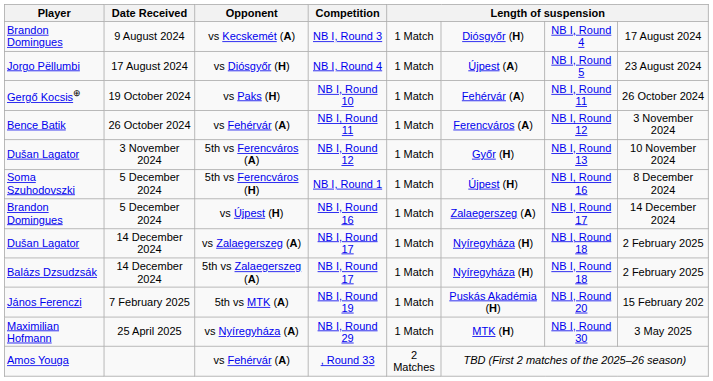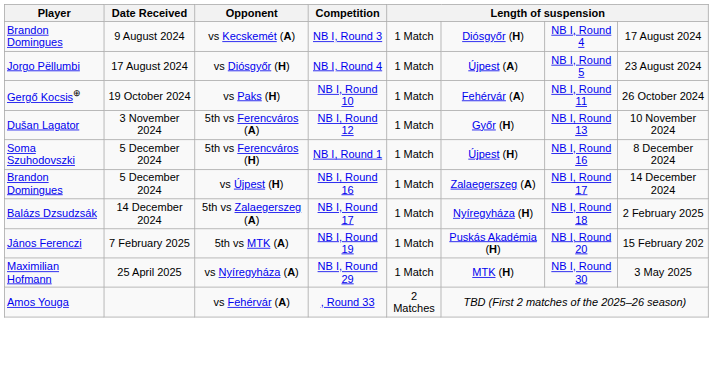- row: (252, 125)
- row: (252, 243)
